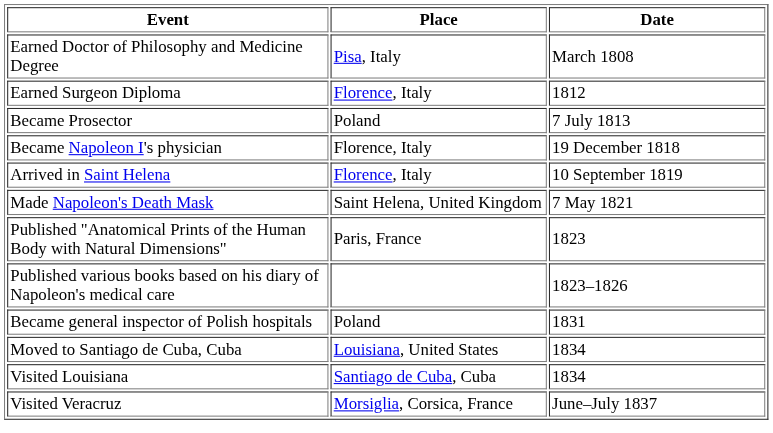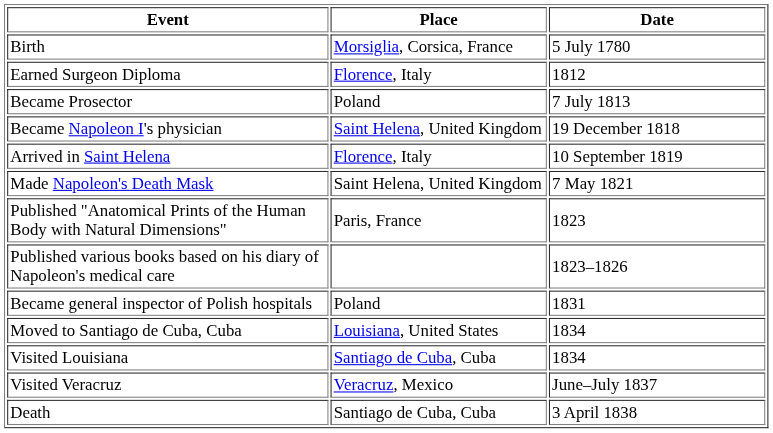+ row: (28, 47)
- row: (157, 56)
(383, 147) Florence, Italy -> (438, 128) Saint Helena, United Kingdom
(423, 404) Morsiglia, Corsica, France -> (393, 385) Veracruz, Mexico
+ row: (30, 412)
